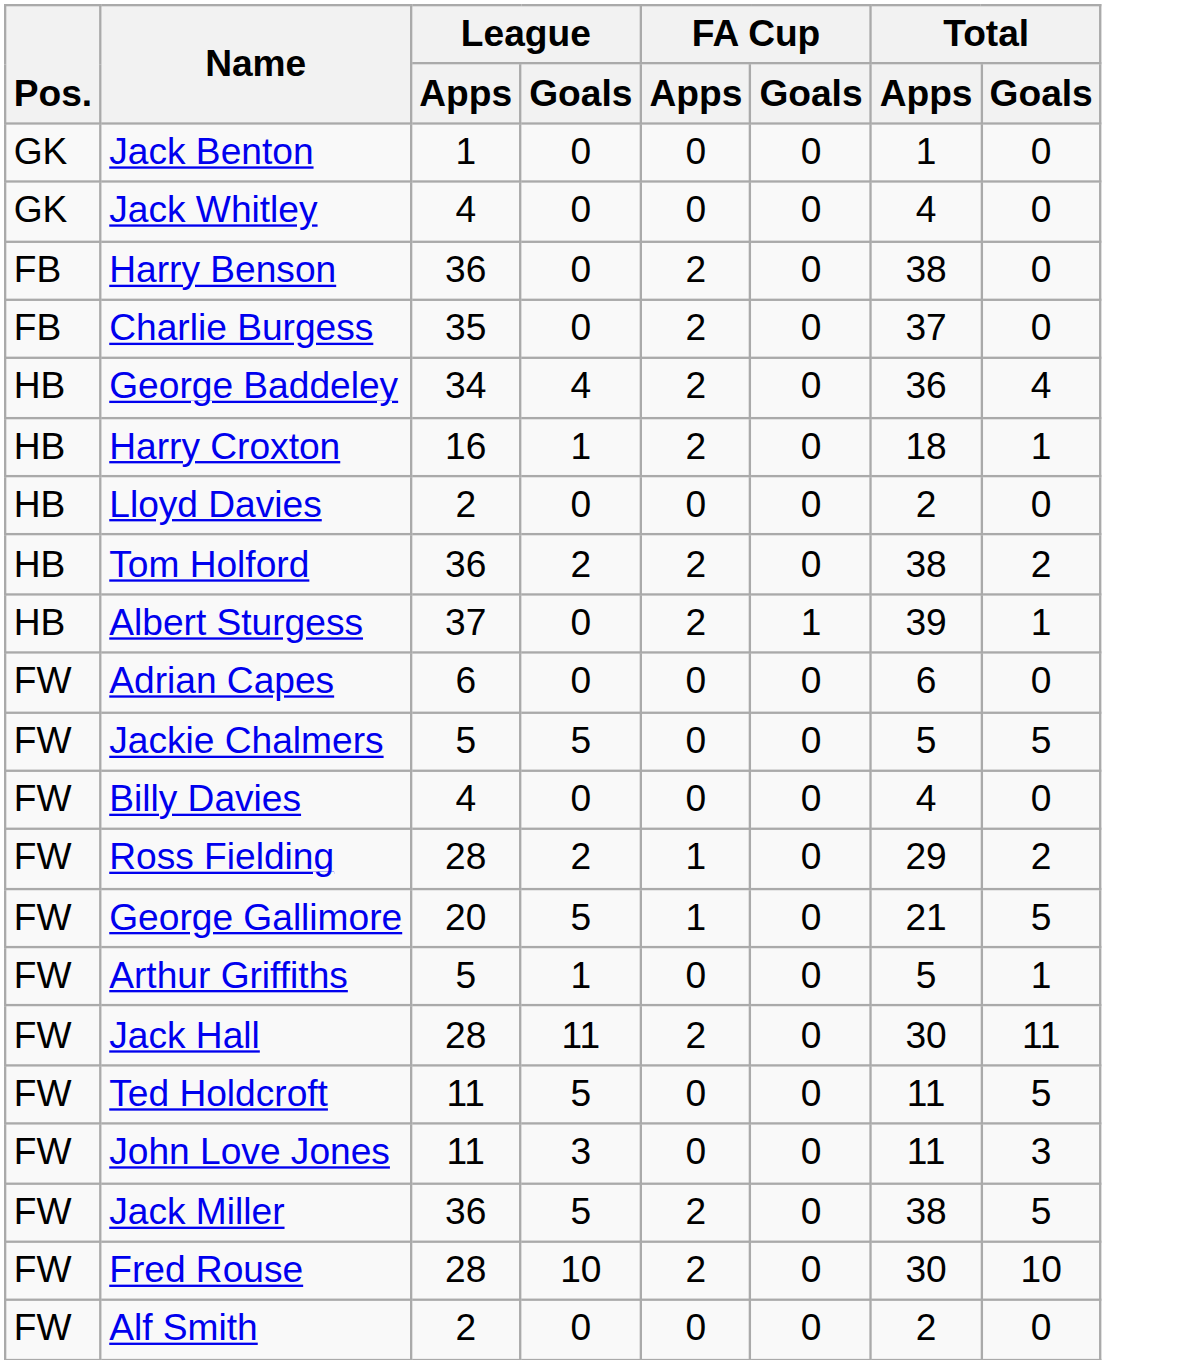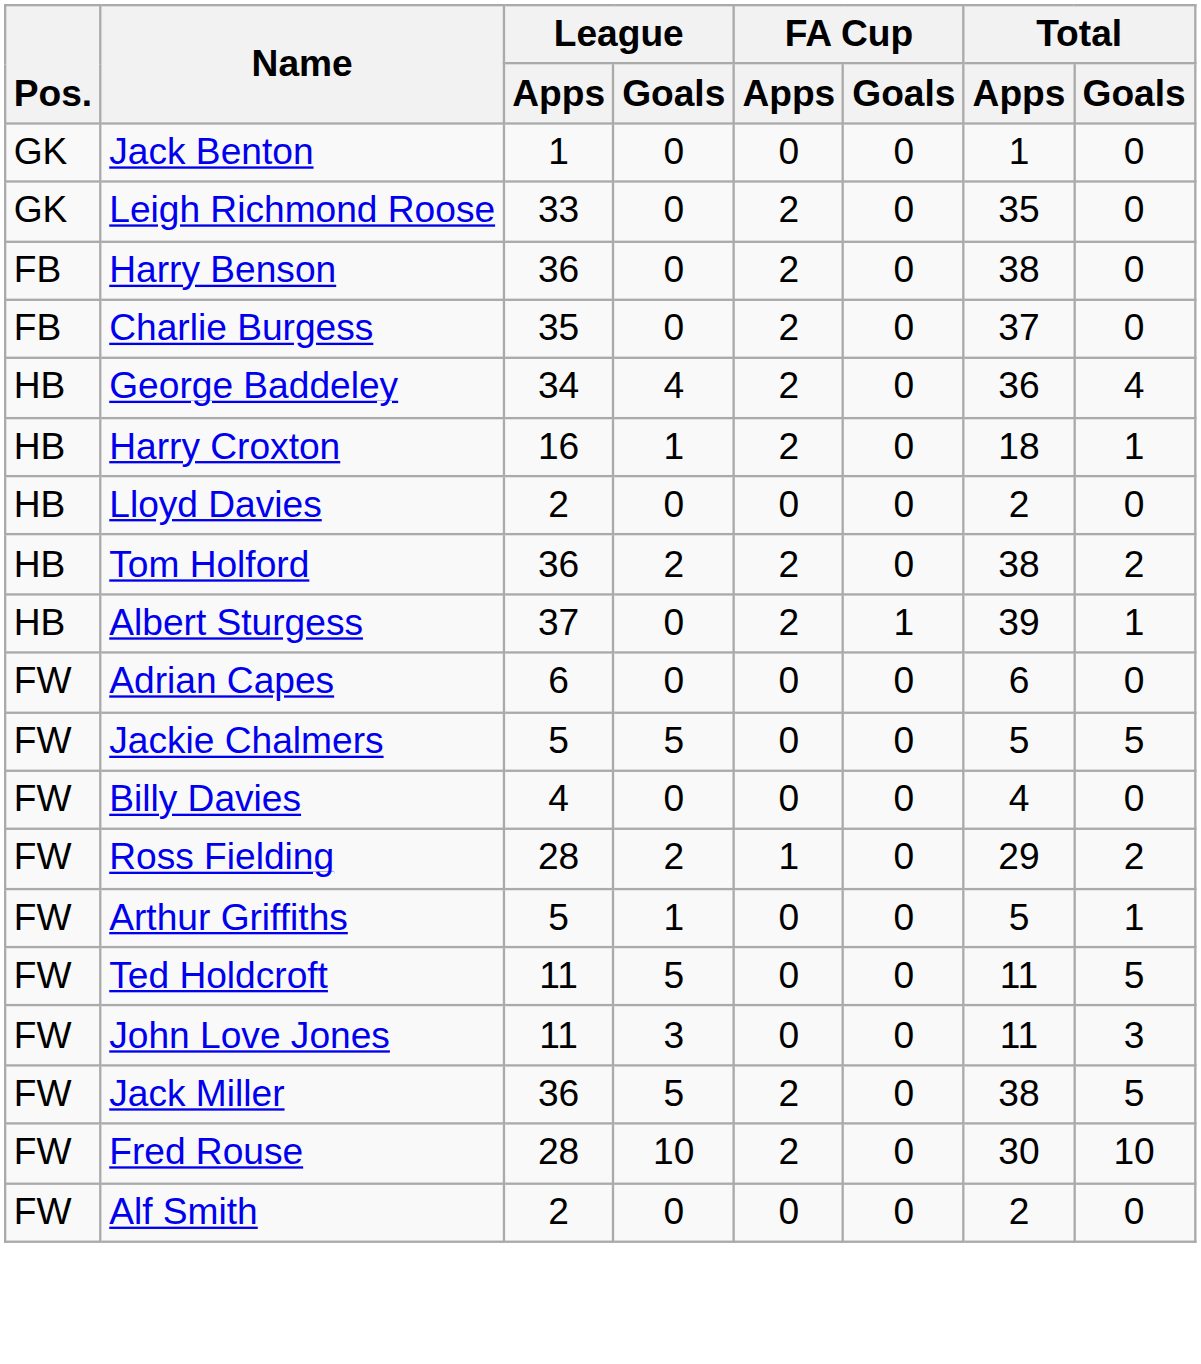+ row: (302, 210)
- row: (213, 210)
- row: (256, 916)
- row: (185, 1034)
